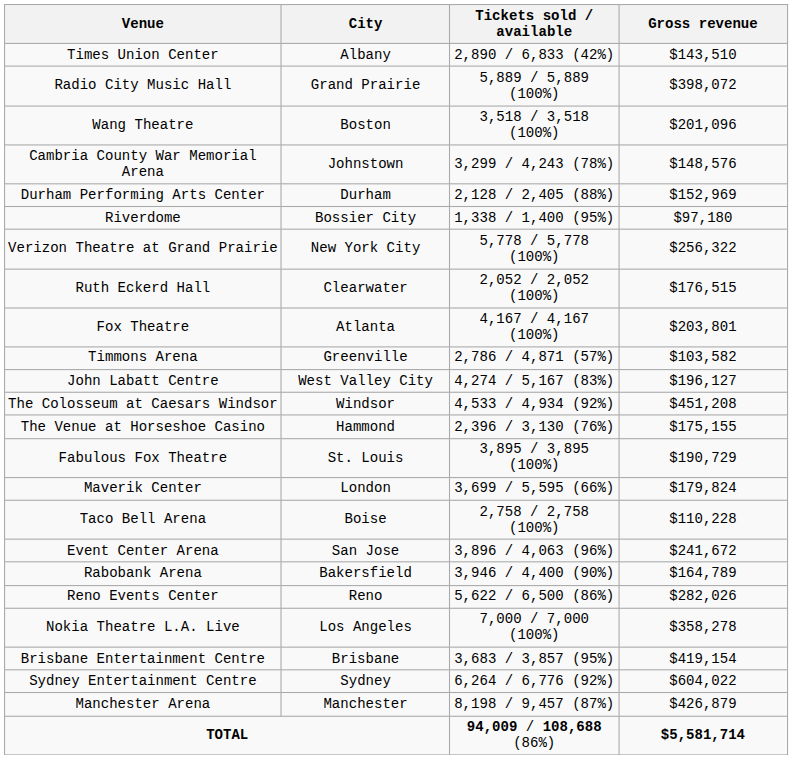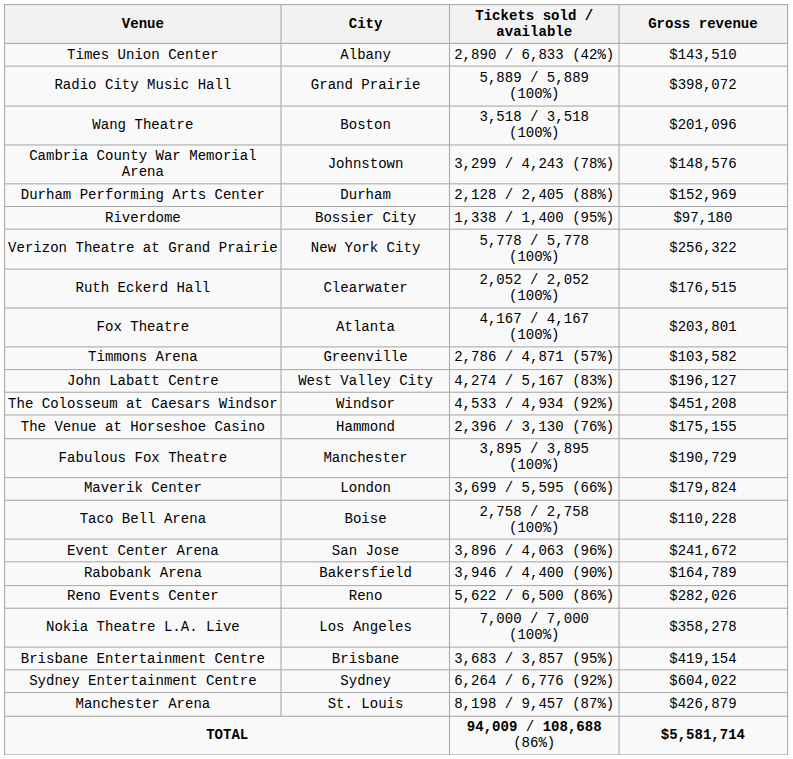(366, 458) St. Louis -> (366, 458) Manchester
(366, 704) Manchester -> (366, 704) St. Louis
